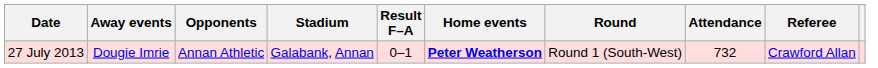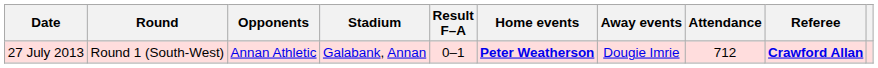columns swapped: (615, 23) <-> (131, 23)
(725, 52) 732 -> (725, 52) 712
(812, 52) normal -> (816, 52) bold
